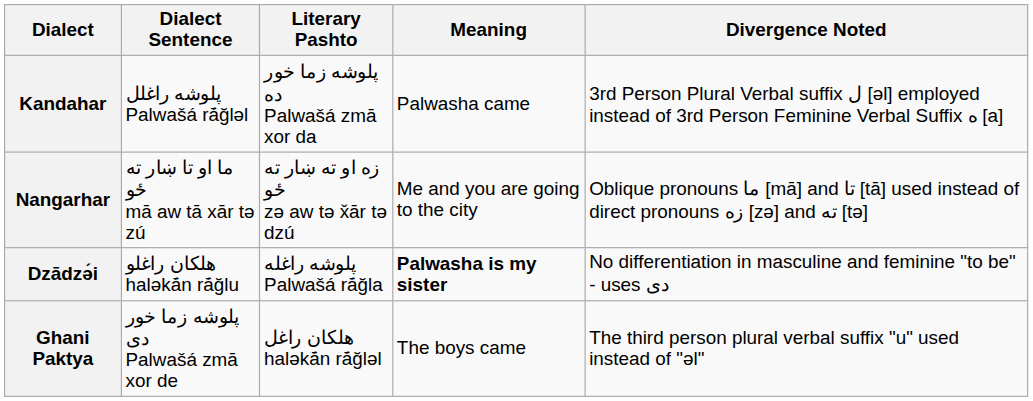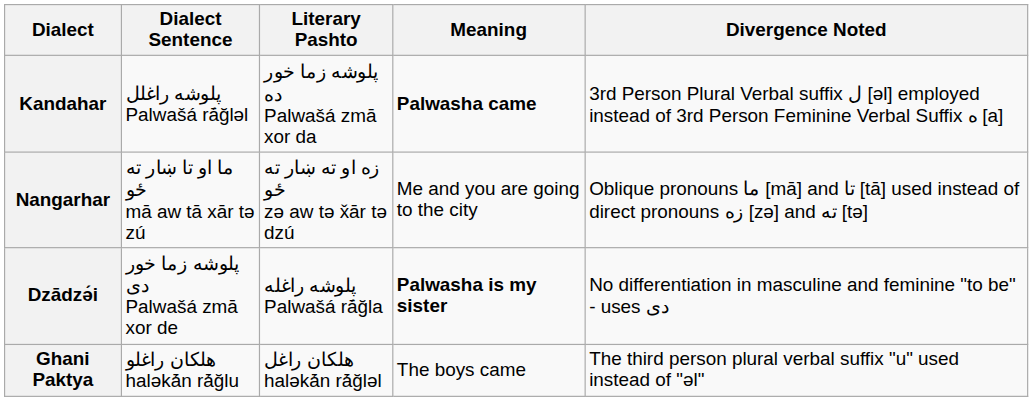(463, 103) normal -> (467, 103) bold
(182, 274) هلکان راغلو haləkā́n rā́ğlu -> (182, 296) پلوشه زما خور دی Palwašá zmā xor de
(182, 348) پلوشه زما خور دی Palwašá zmā xor de -> (182, 370) هلکان راغلو haləkā́n rā́ğlu
